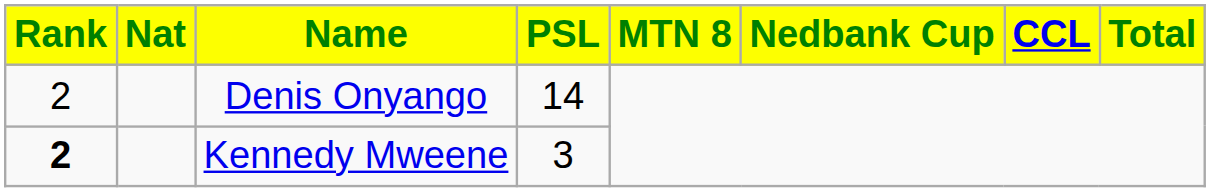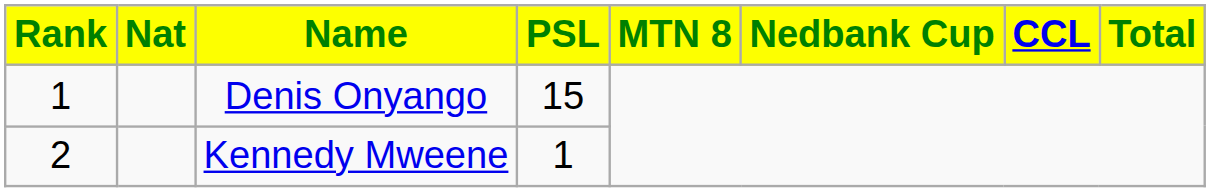(61, 95) 2 -> (61, 95) 1
(563, 95) 14 -> (563, 95) 15
(61, 155) bold -> (61, 155) normal
(563, 155) 3 -> (563, 155) 1
